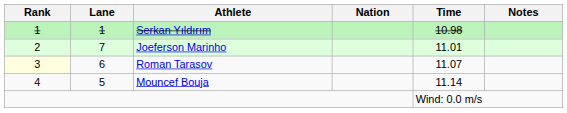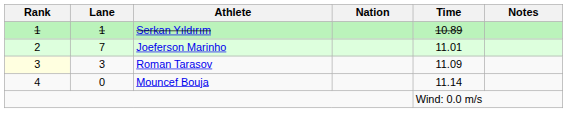(449, 30) 10.98 -> (449, 30) 10.89
(102, 64) 6 -> (102, 64) 3
(449, 64) 11.07 -> (449, 64) 11.09
(102, 82) 5 -> (102, 82) 0
